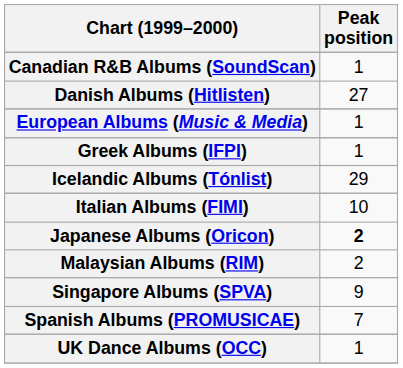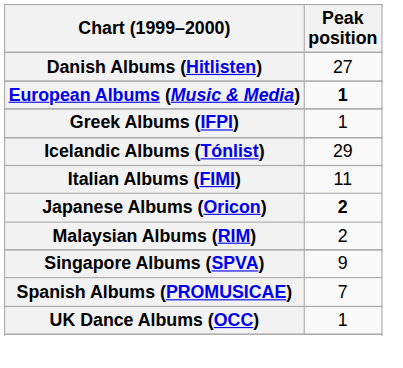- row: (162, 66)
(359, 123) normal -> (343, 94) bold
(359, 207) 10 -> (343, 179) 11
